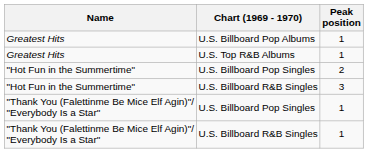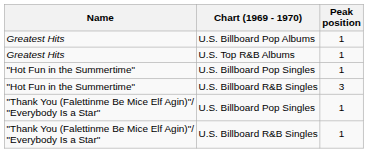(341, 70) 2 -> (341, 70) 1
